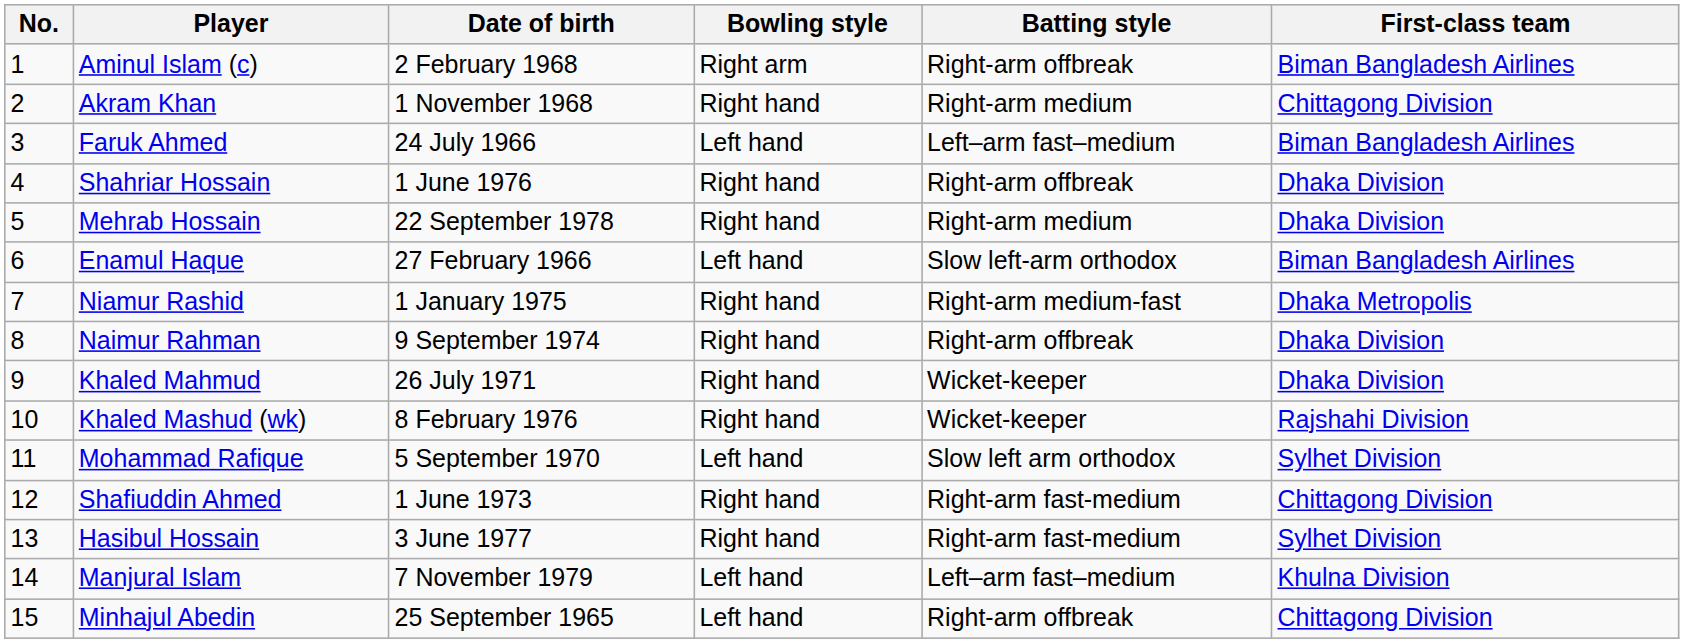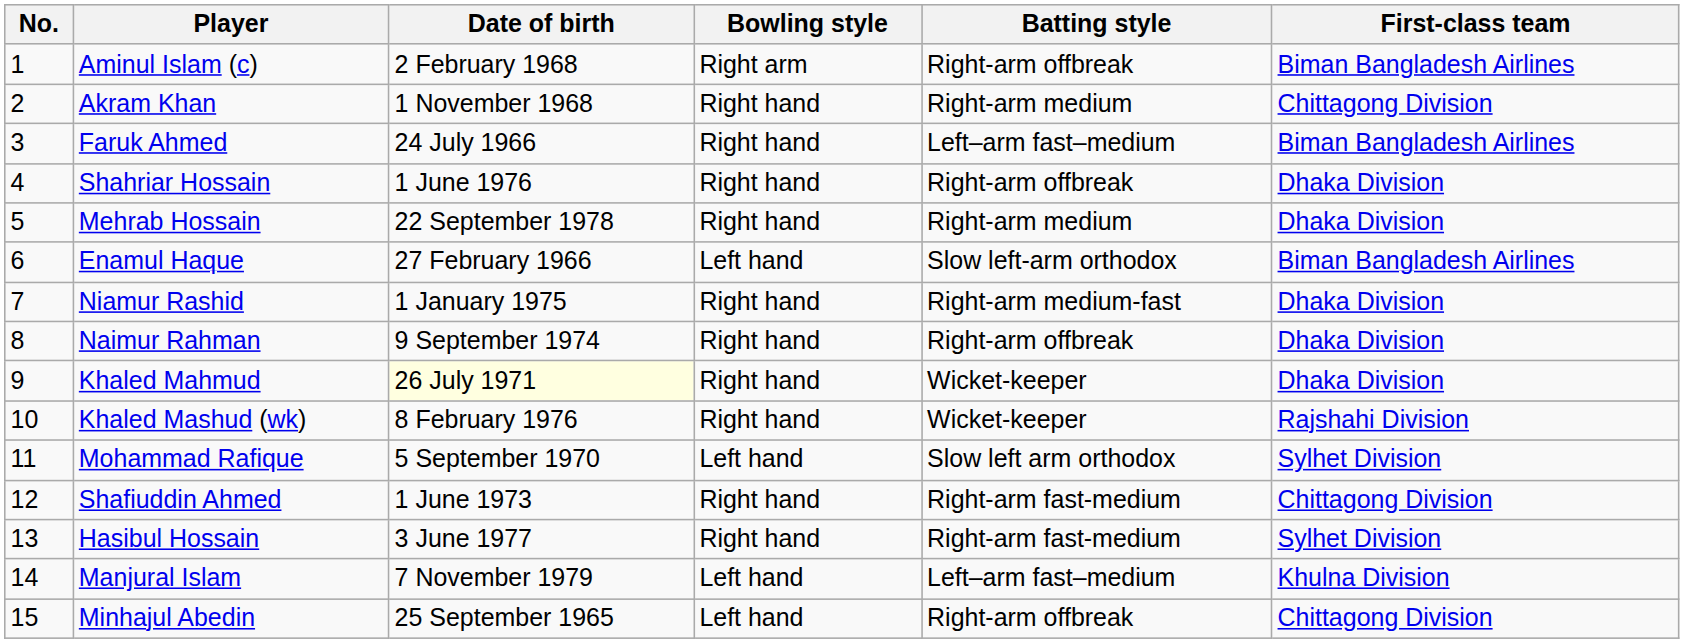(751, 143) Left hand -> (760, 143) Right hand
(1375, 301) Dhaka Metropolis -> (1361, 301) Dhaka Division
(465, 380) no background -> (465, 380) lightyellow background
